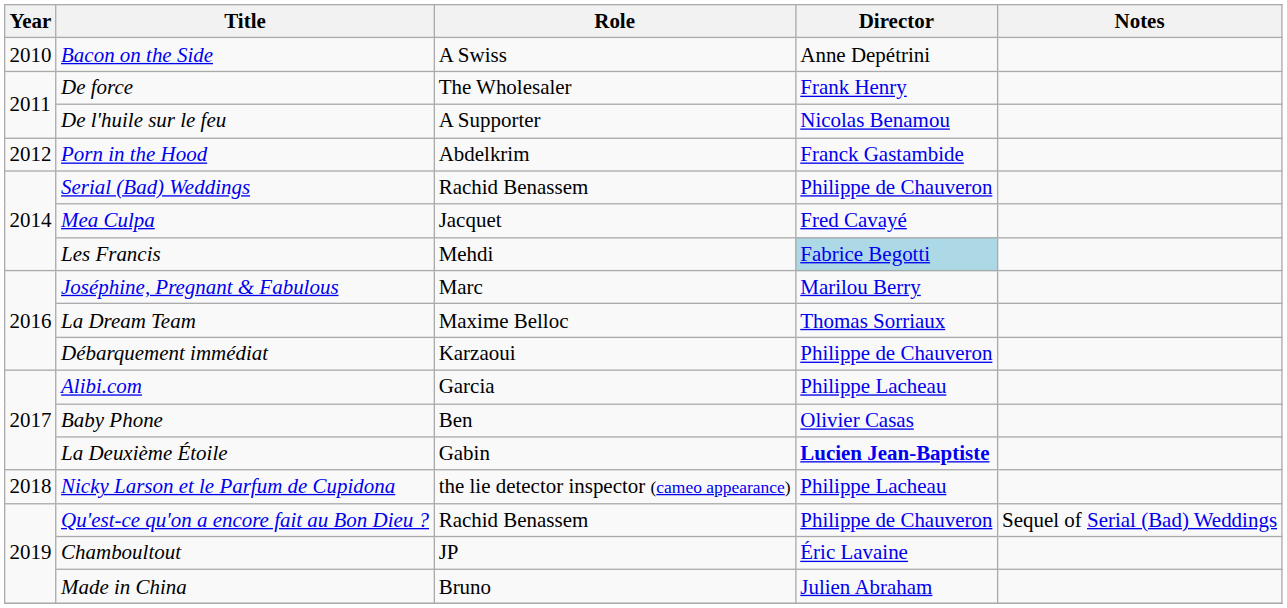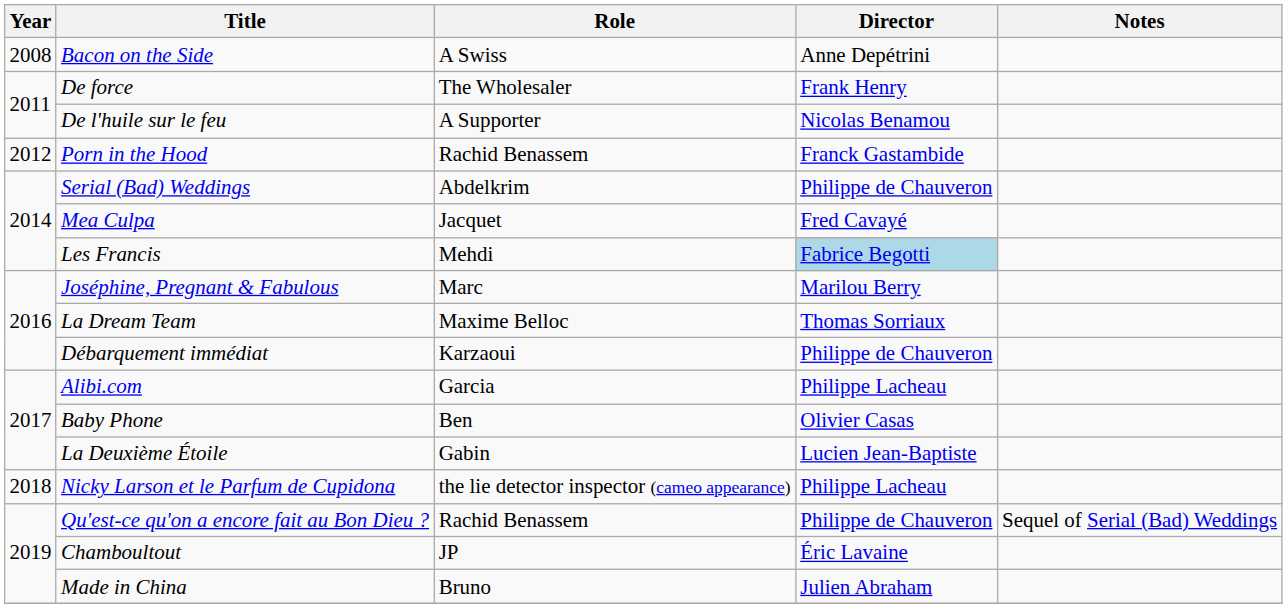(30, 54) 2010 -> (30, 54) 2008
(484, 154) Abdelkrim -> (513, 154) Rachid Benassem
(513, 187) Rachid Benassem -> (484, 187) Abdelkrim
(895, 453) bold -> (888, 453) normal
